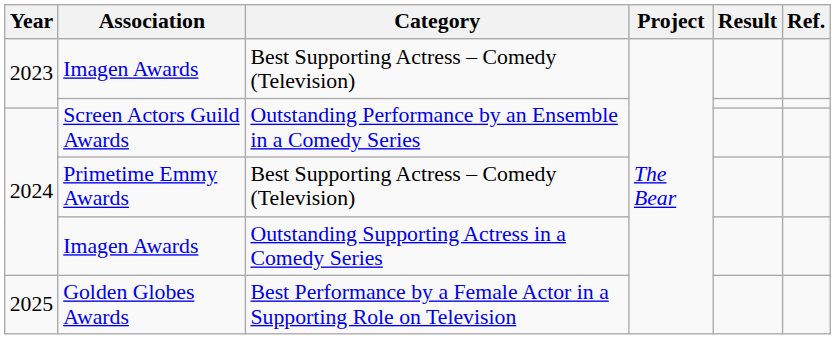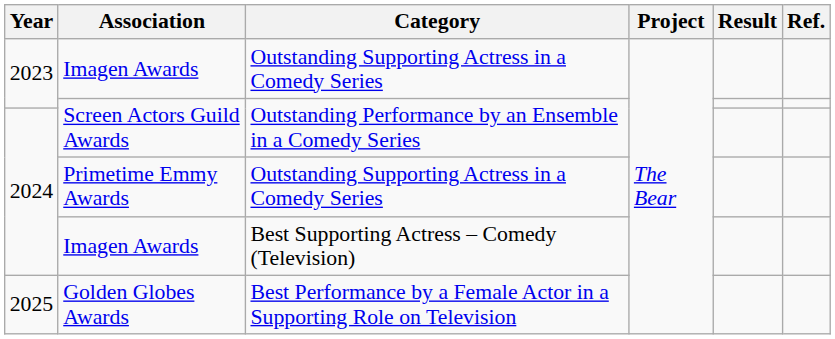(403, 68) Best Supporting Actress – Comedy (Television) -> (408, 68) Outstanding Supporting Actress in a Comedy Series
(403, 186) Best Supporting Actress – Comedy (Television) -> (408, 186) Outstanding Supporting Actress in a Comedy Series
(408, 245) Outstanding Supporting Actress in a Comedy Series -> (403, 245) Best Supporting Actress – Comedy (Television)
